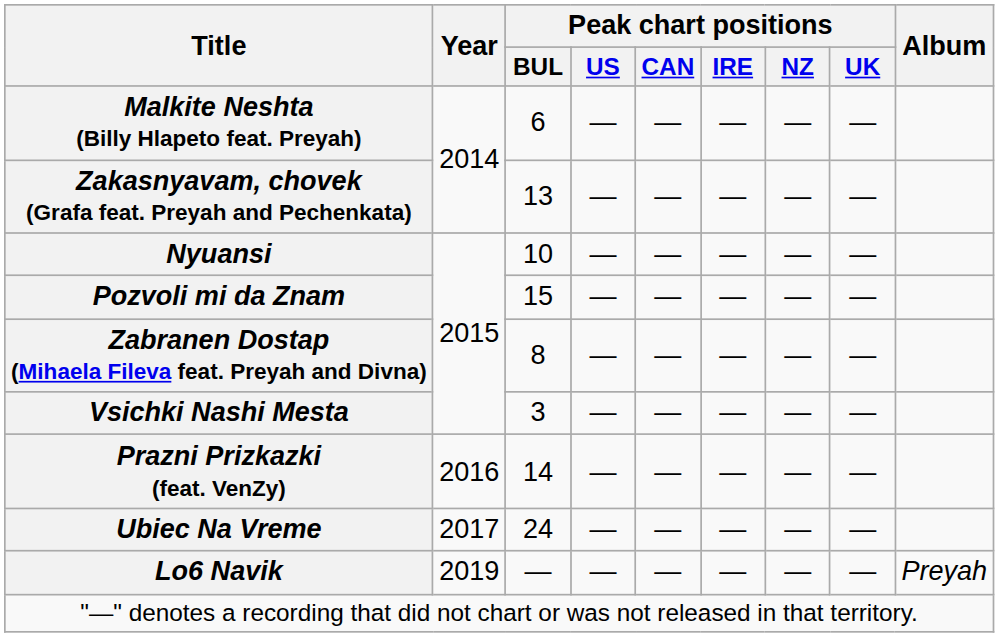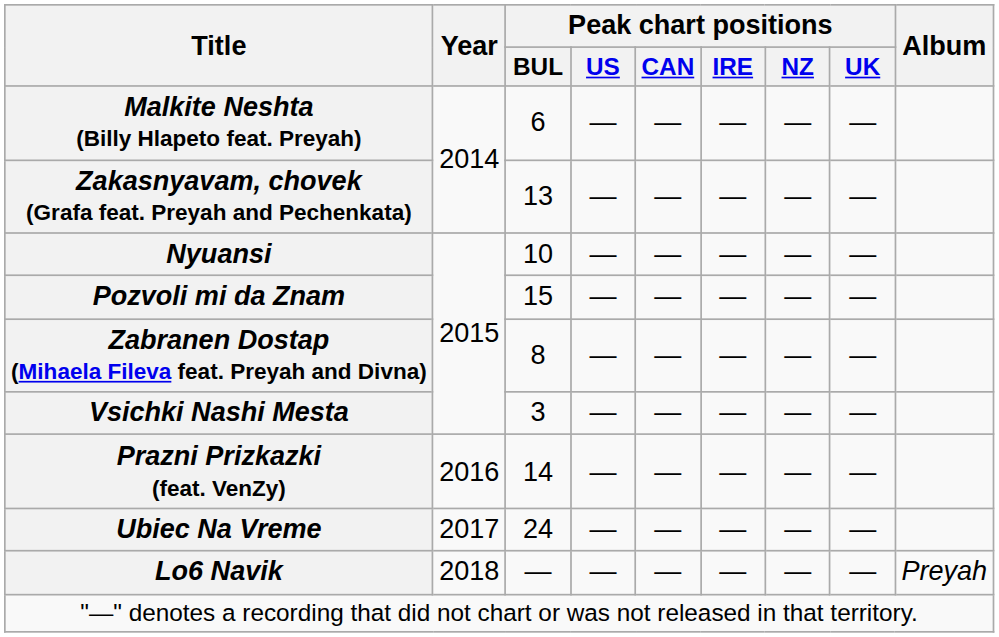(469, 572) 2019 -> (469, 572) 2018
